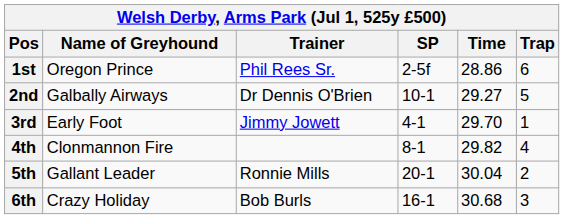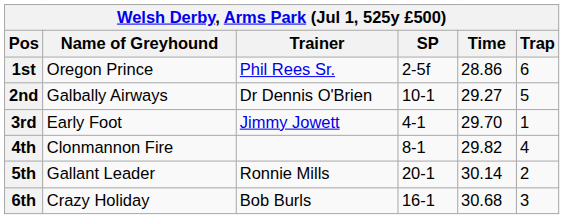(482, 174) 30.04 -> (482, 174) 30.14
